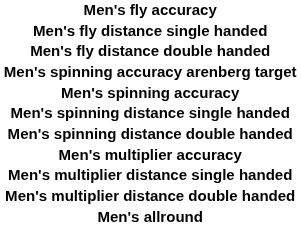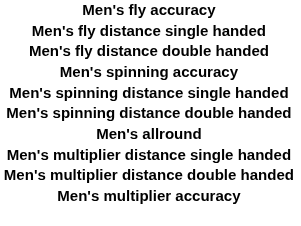- row: (150, 72)
rows swapped: (150, 155) <-> (150, 217)
